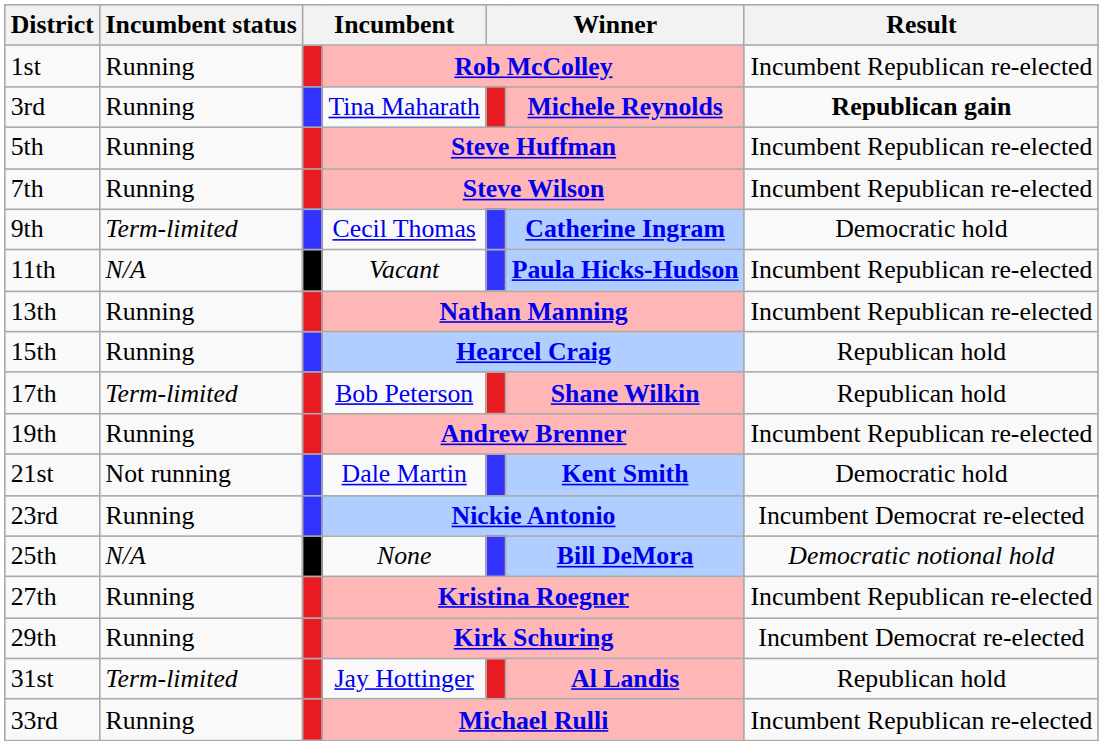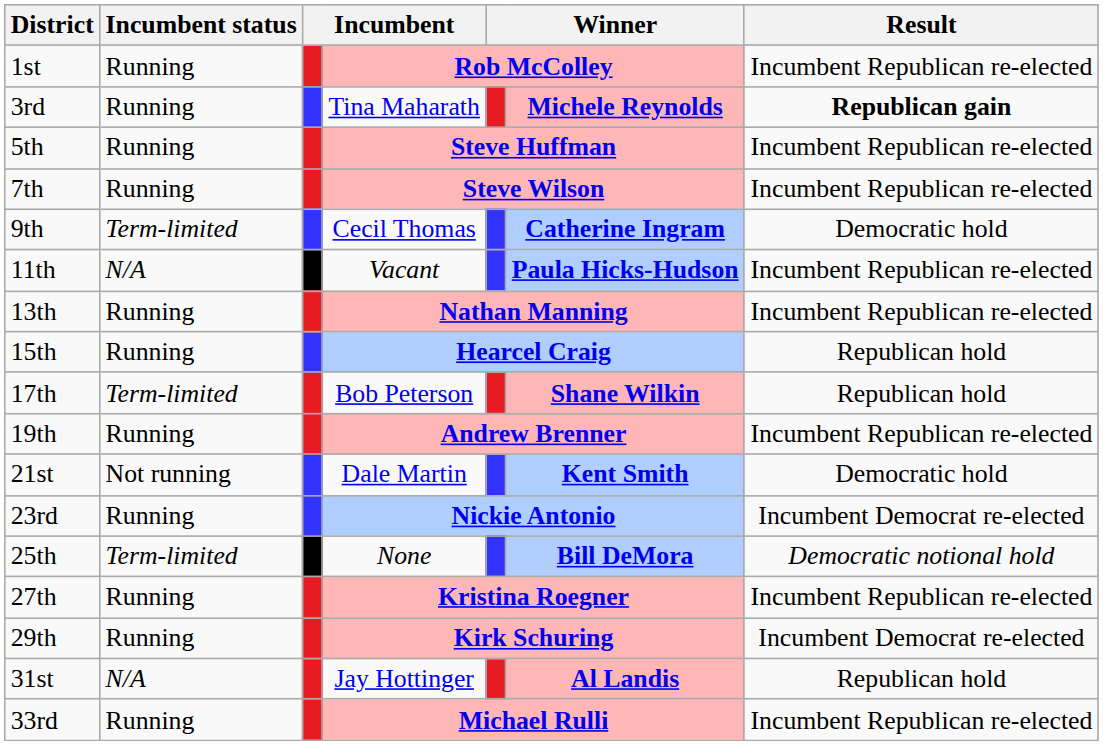(126, 556) N/A -> (172, 556) Term-limited
(172, 678) Term-limited -> (126, 678) N/A
